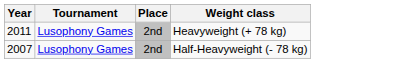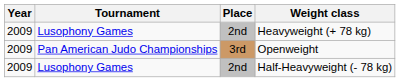(19, 31) 2011 -> (20, 31) 2009
+ row: (288, 49)
(20, 49) 2007 -> (20, 67) 2009
